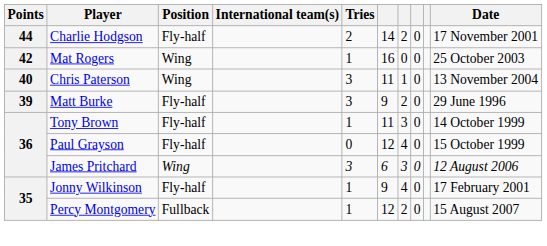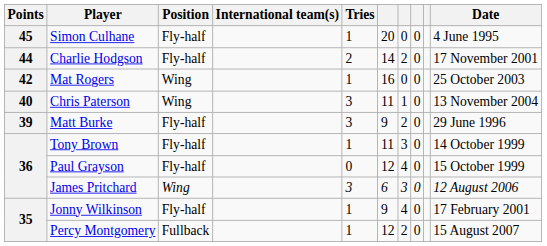+ row: (92, 36)
